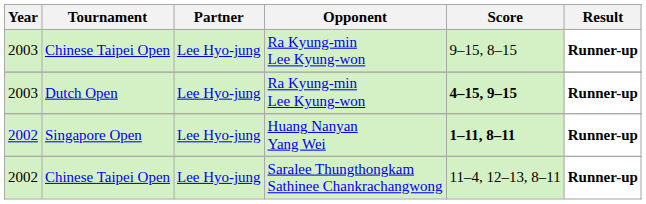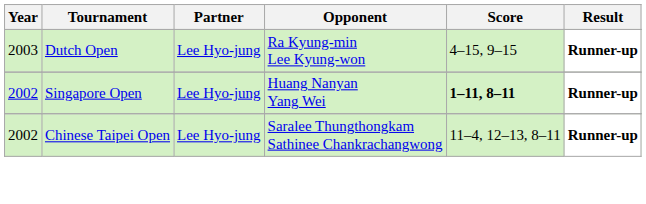- row: (107, 50)
(483, 93) bold -> (483, 50) normal
